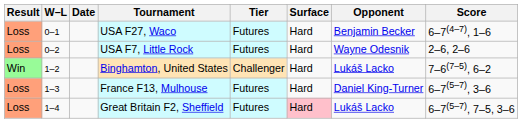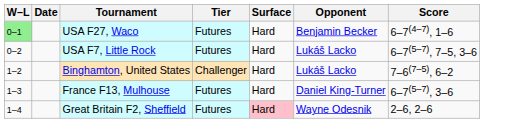- column: (23, 13)
(52, 32) no background -> (14, 32) lightgreen background
(371, 49) Wayne Odesnik -> (326, 51) Lukáš Lacko
(449, 49) 2–6, 2–6 -> (434, 51) 6–7(5–7), 7–5, 3–6
(364, 108) Lukáš Lacko -> (334, 109) Wayne Odesnik
(472, 108) 6–7(5–7), 7–5, 3–6 -> (411, 109) 2–6, 2–6
